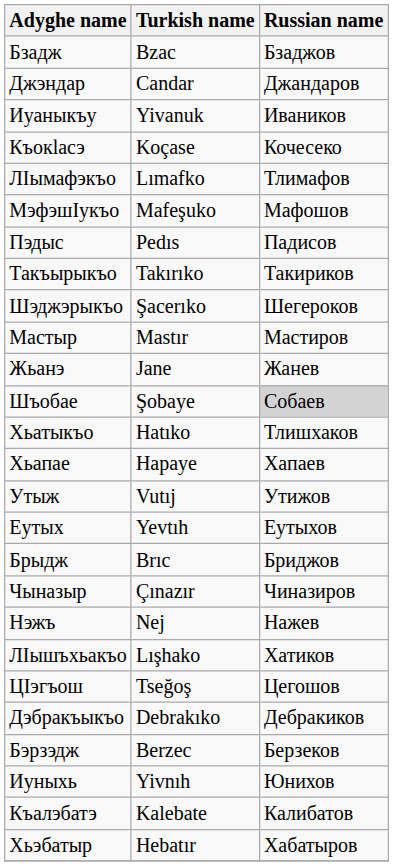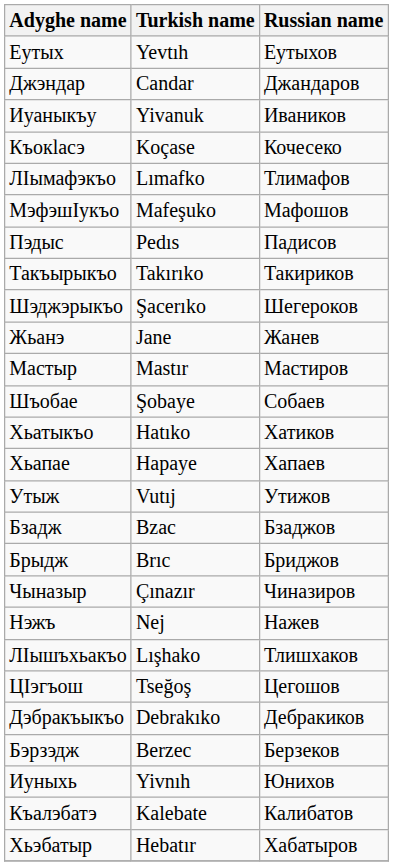rows swapped: (35, 52) <-> (36, 527)
rows swapped: (37, 369) <-> (43, 337)
(294, 400) lightgrey background -> (294, 400) no background
(311, 432) Тлишхаков -> (299, 432) Хатиков
(299, 654) Хатиков -> (311, 654) Тлишхаков
